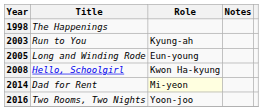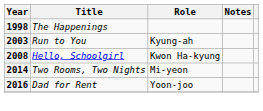- row: (17, 56)
(65, 85) Dad for Rent -> (89, 70) Two Rooms, Two Nights
(169, 85) lightyellow background -> (169, 70) no background
(89, 99) Two Rooms, Two Nights -> (65, 85) Dad for Rent
